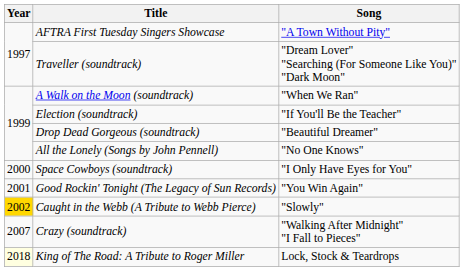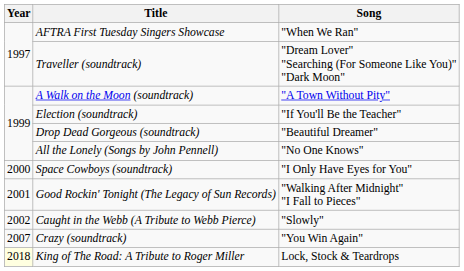(336, 32) "A Town Without Pity" -> (320, 32) "When We Ran"
(320, 95) "When We Ran" -> (336, 95) "A Town Without Pity"
(322, 188) "You Win Again" -> (342, 194) "Walking After Midnight" "I Fall to Pieces"
(19, 206) gold background -> (19, 219) no background
(342, 231) "Walking After Midnight" "I Fall to Pieces" -> (322, 238) "You Win Again"
